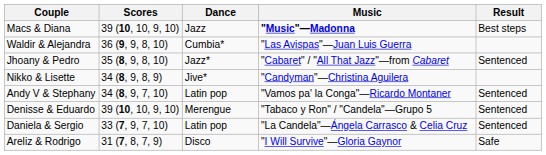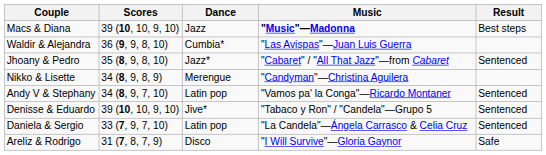(196, 77) Jive* -> (208, 77) Merengue
(208, 110) Merengue -> (196, 110) Jive*
